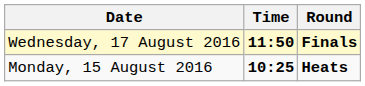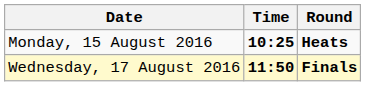rows swapped: (110, 68) <-> (124, 42)
